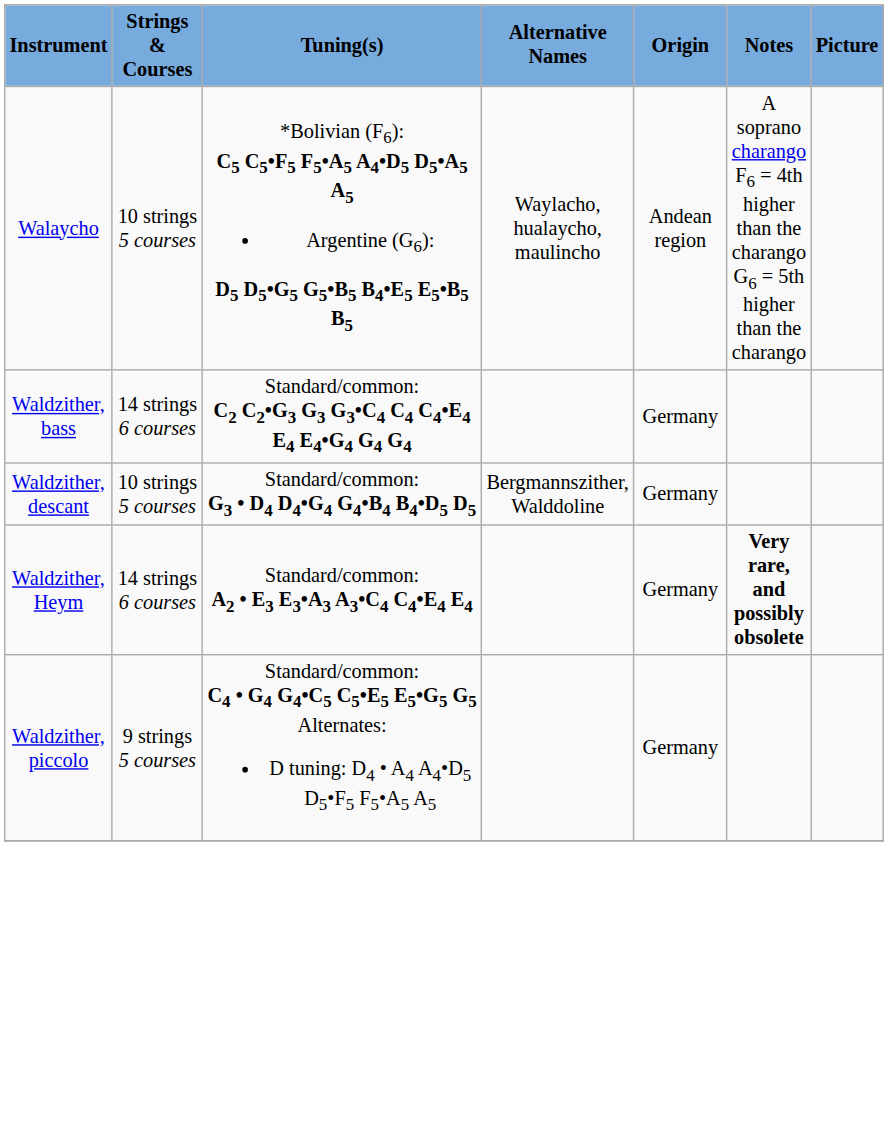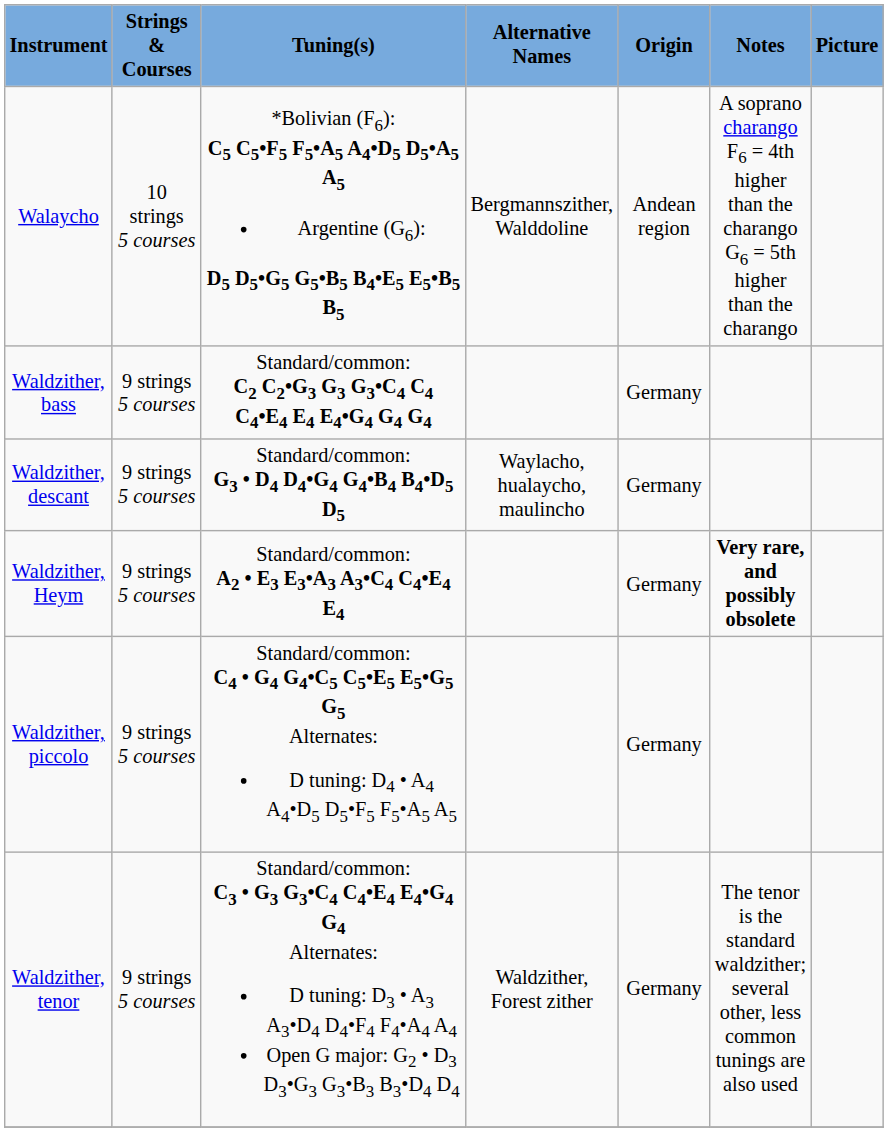(558, 227) Waylacho, hualaycho, maulincho -> (542, 216) Bergmannszither, Walddoline
(157, 416) 14 strings 6 courses -> (157, 392) 9 strings 5 courses
(157, 493) 10 strings 5 courses -> (157, 484) 9 strings 5 courses
(558, 493) Bergmannszither, Walddoline -> (542, 484) Waylacho, hualaycho, maulincho
(157, 590) 14 strings 6 courses -> (157, 583) 9 strings 5 courses
+ row: (58, 989)
